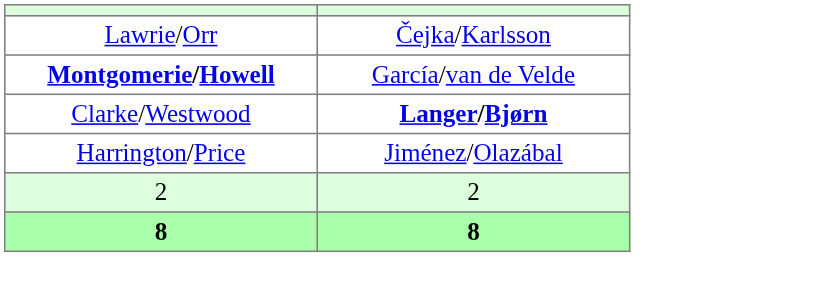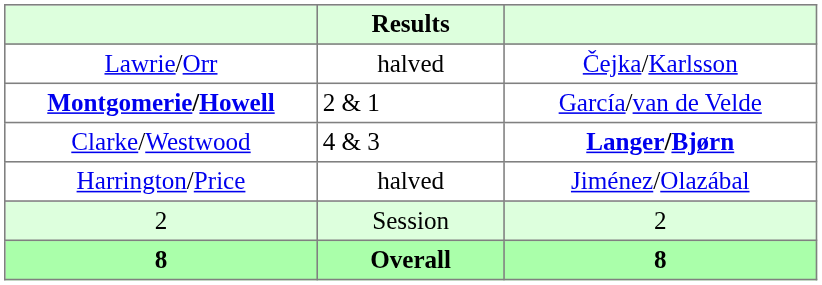+ column: (411, 24)
